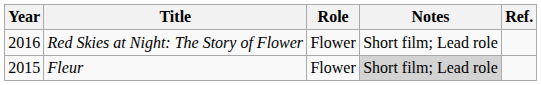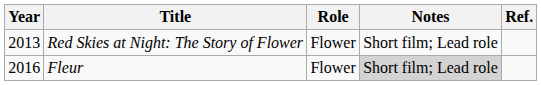(24, 42) 2016 -> (24, 42) 2013
(24, 67) 2015 -> (24, 67) 2016
